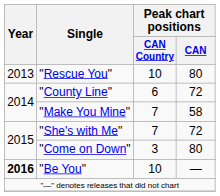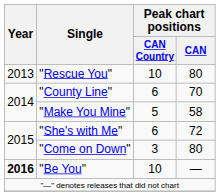(196, 92) 72 -> (196, 92) 70
(155, 111) 7 -> (155, 111) 5
(155, 130) 7 -> (155, 130) 6
